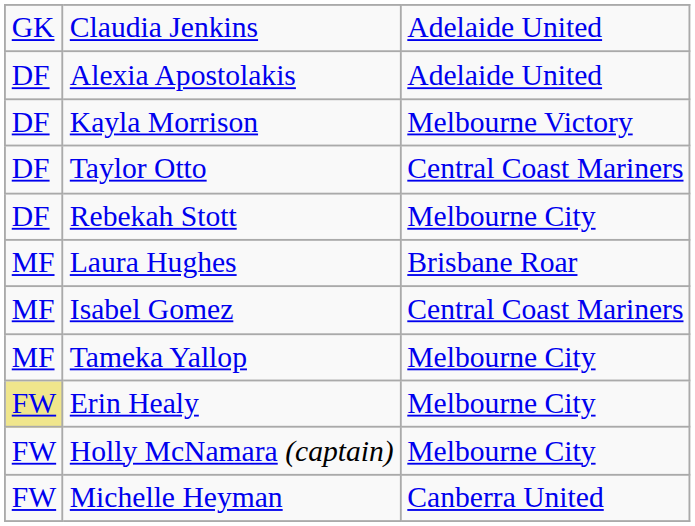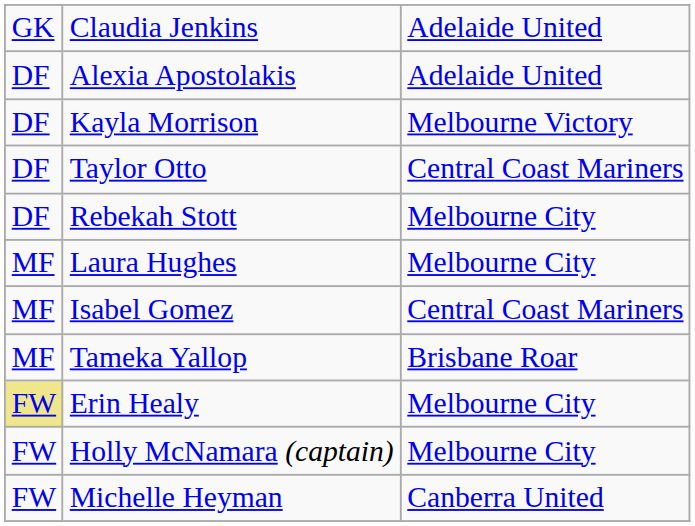(492, 262) Brisbane Roar -> (501, 262) Melbourne City
(501, 356) Melbourne City -> (492, 356) Brisbane Roar
